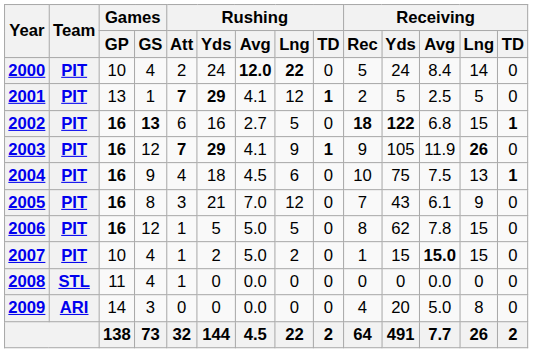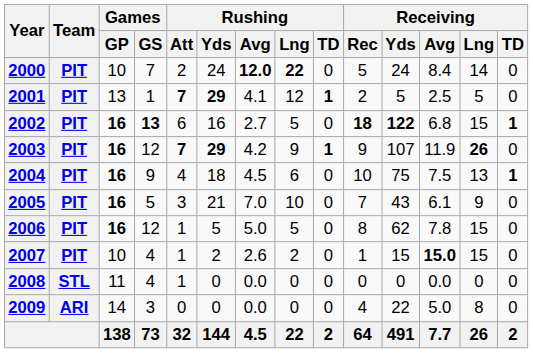(150, 70) 4 -> (150, 70) 7
(255, 149) 4.1 -> (255, 149) 4.2
(401, 149) 105 -> (401, 149) 107
(150, 202) 8 -> (150, 202) 5
(294, 202) 12 -> (294, 202) 10
(255, 255) 5.0 -> (255, 255) 2.6
(401, 307) 20 -> (401, 307) 22
